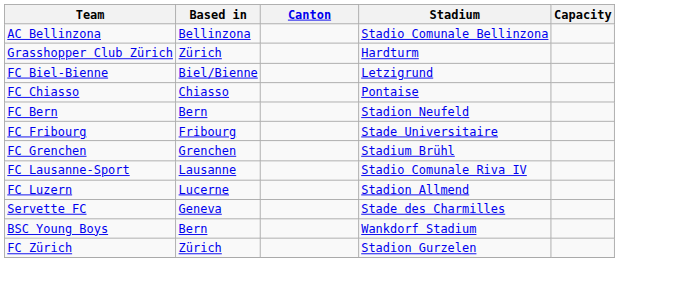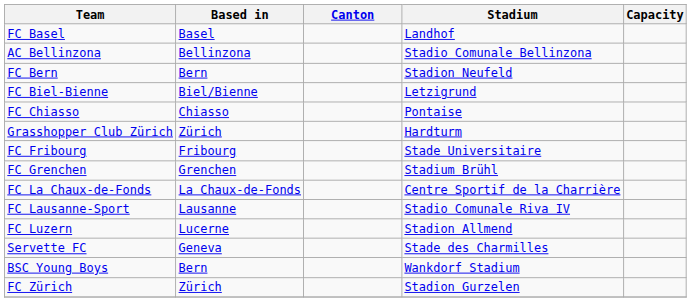+ row: (36, 34)
rows swapped: (33, 112) <-> (90, 53)
+ row: (79, 190)
